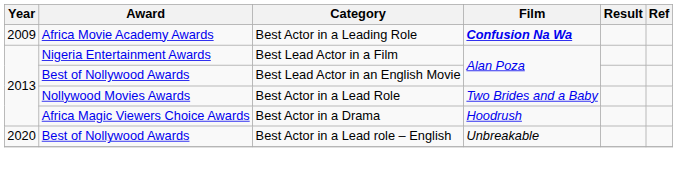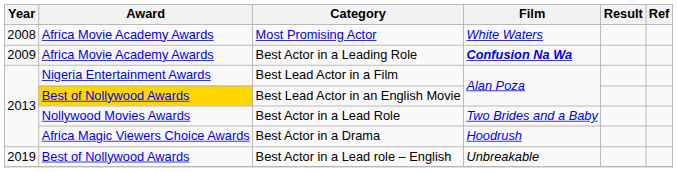+ row: (316, 34)
(116, 75) no background -> (116, 95) gold background
(22, 136) 2020 -> (22, 156) 2019
